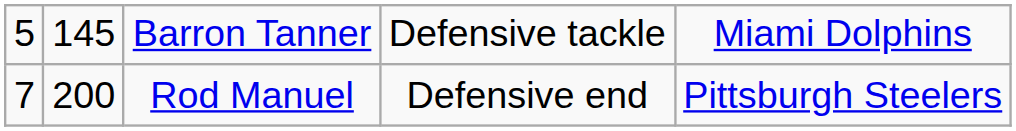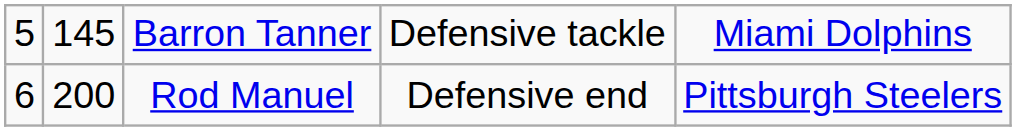(24, 94) 7 -> (24, 94) 6
